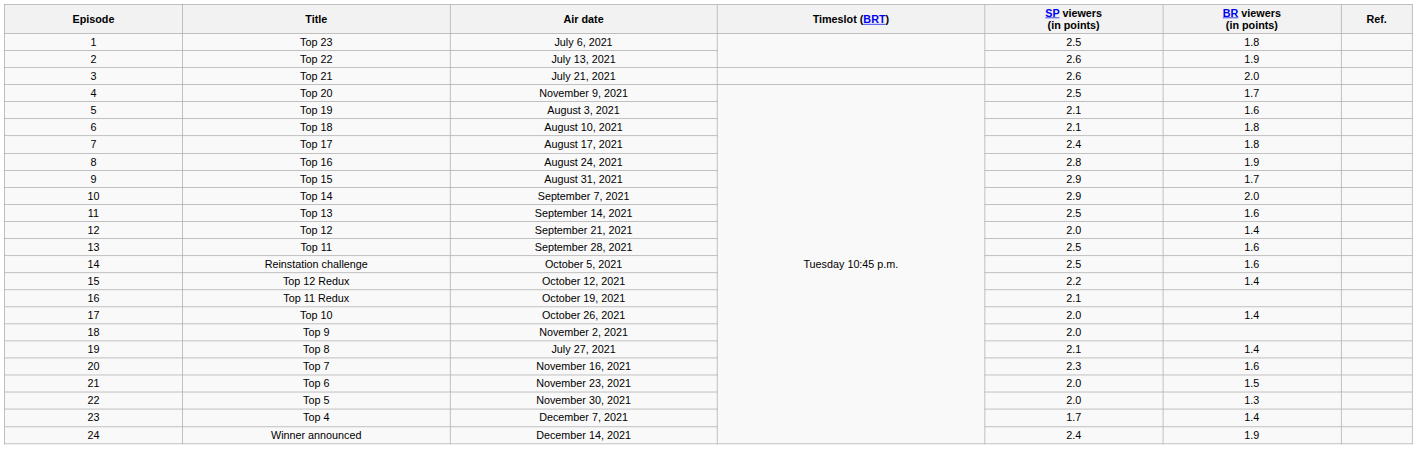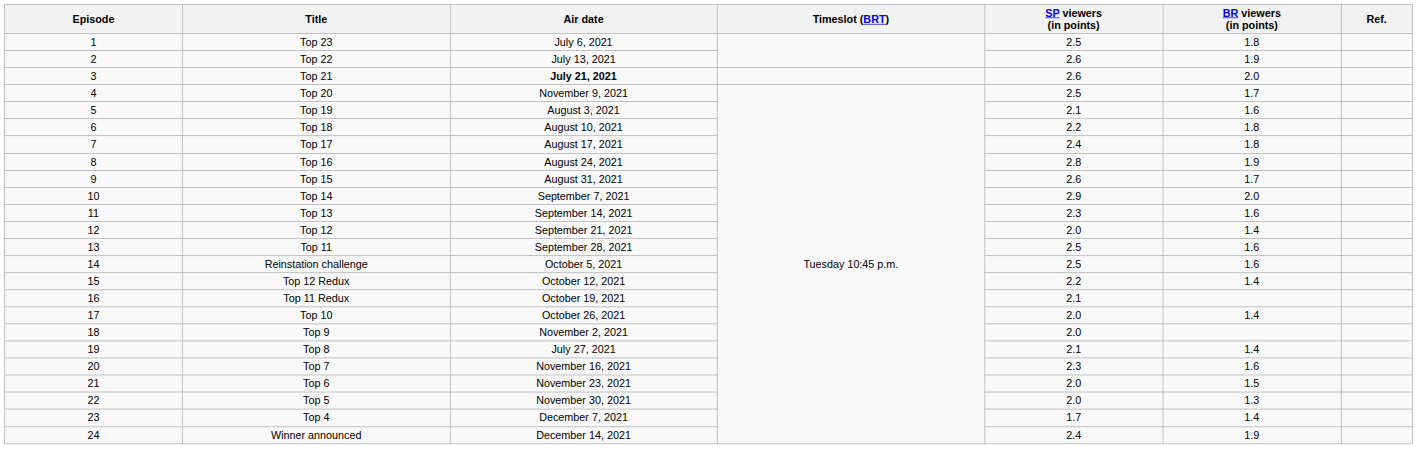(584, 76) normal -> (584, 76) bold
(1074, 128) 2.1 -> (1074, 128) 2.2
(1074, 179) 2.9 -> (1074, 179) 2.6
(1074, 213) 2.5 -> (1074, 213) 2.3
